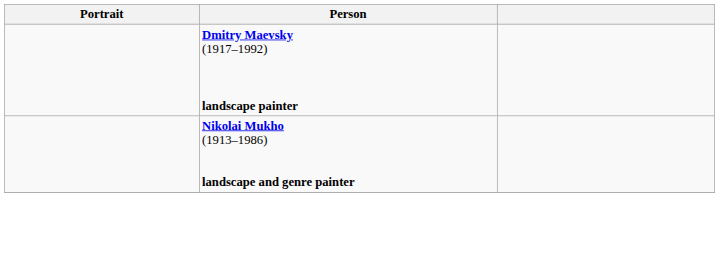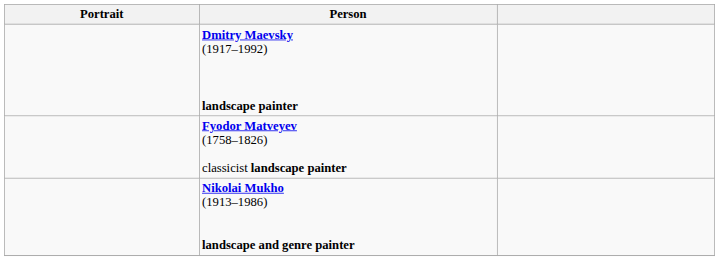+ row: (274, 147)
